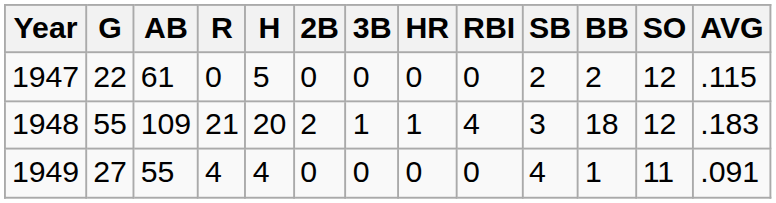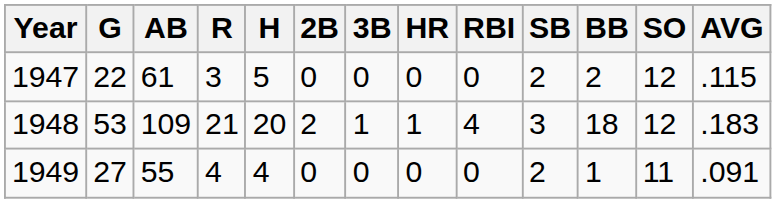(214, 76) 0 -> (214, 76) 3
(110, 124) 55 -> (110, 124) 53
(538, 172) 4 -> (538, 172) 2
